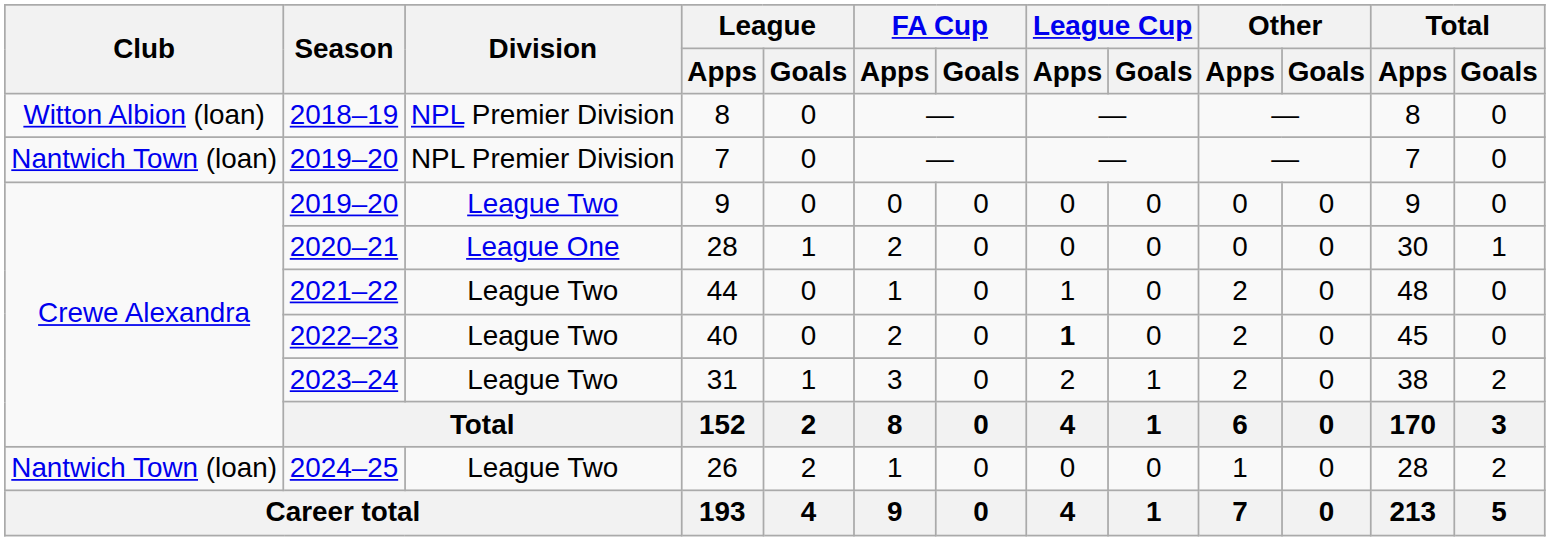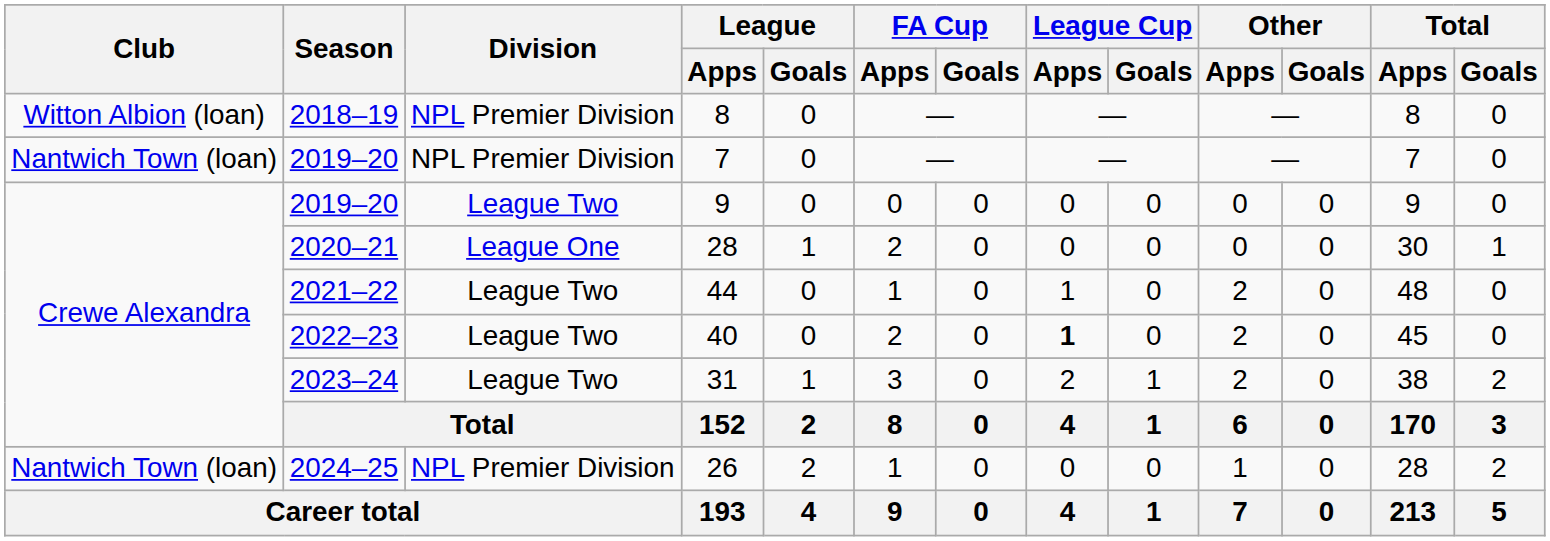(543, 468) League Two -> (543, 468) NPL Premier Division
